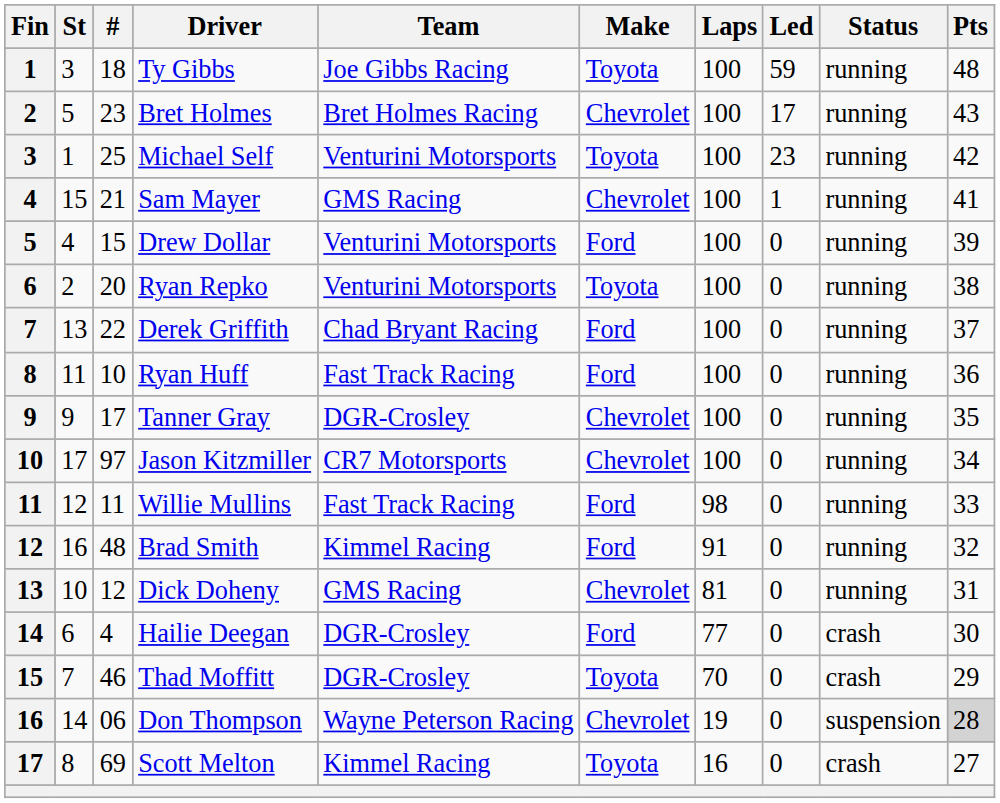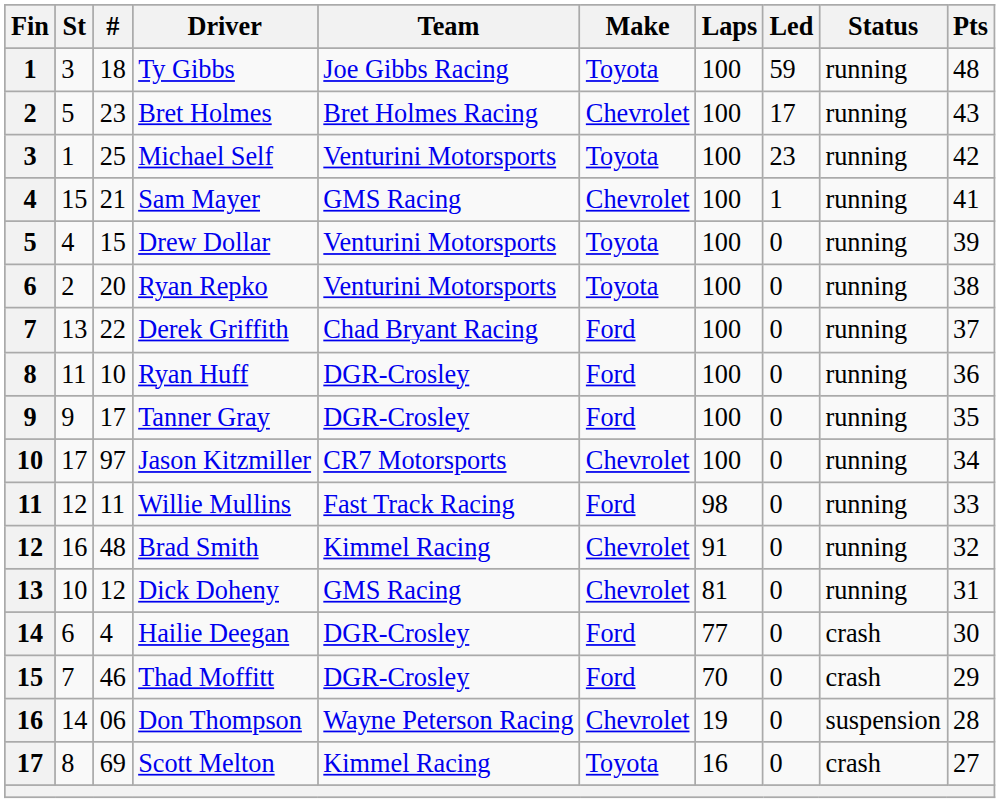(611, 243) Ford -> (622, 243) Toyota
(419, 373) Fast Track Racing -> (396, 373) DGR-Crosley
(638, 416) Chevrolet -> (611, 416) Ford
(611, 546) Ford -> (638, 546) Chevrolet
(622, 676) Toyota -> (611, 676) Ford
(966, 720) lightgrey background -> (966, 720) no background
